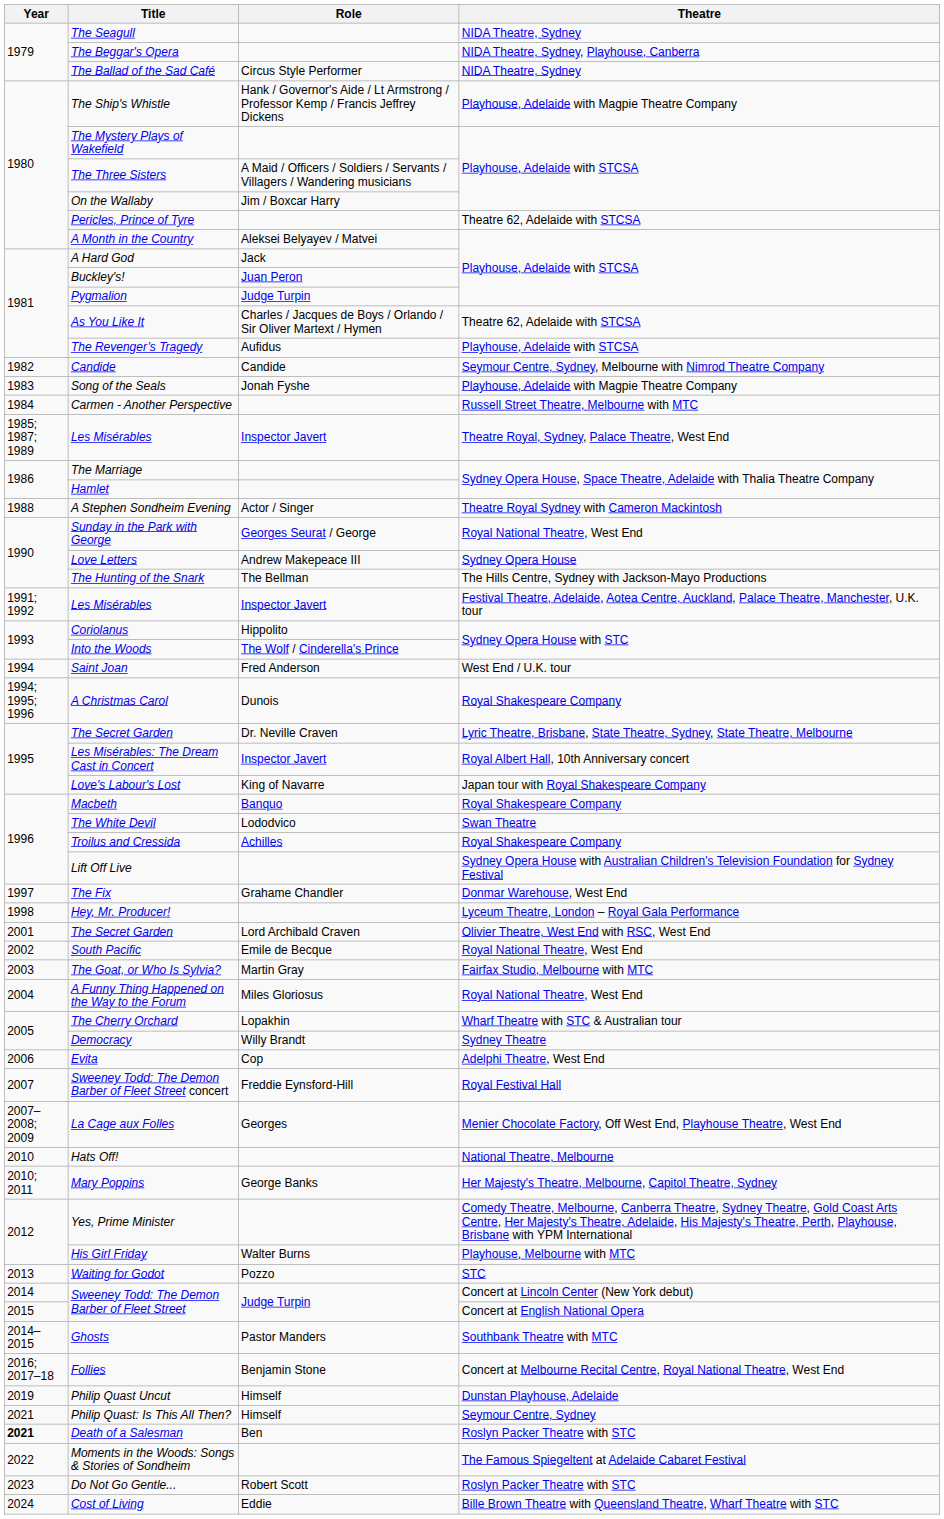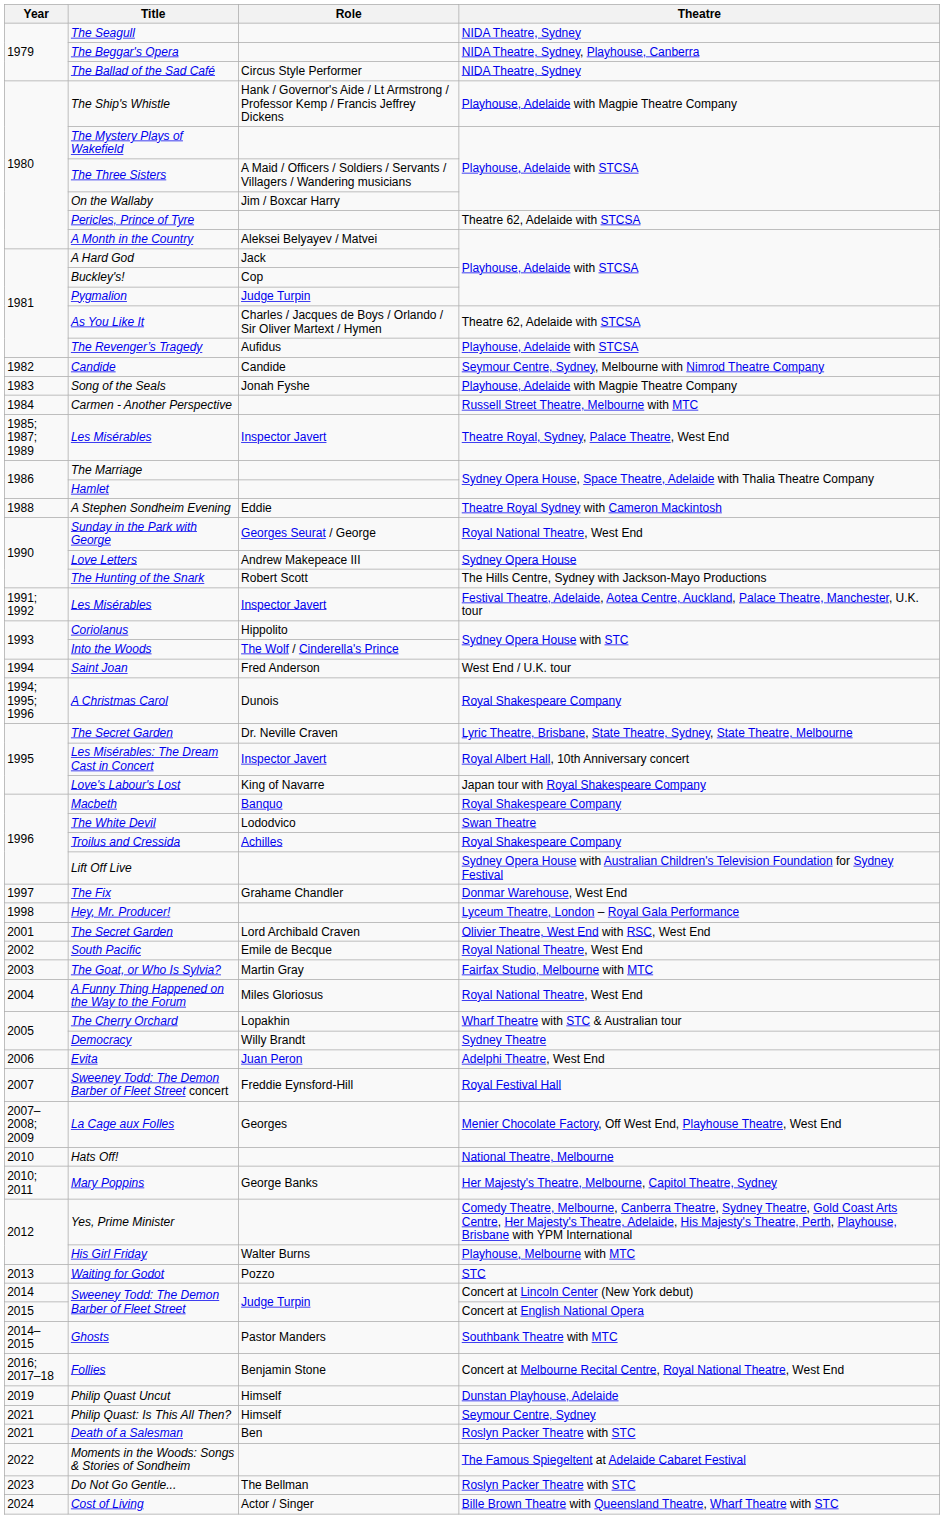(272, 277) Juan Peron -> (252, 277) Cop
(277, 508) Actor / Singer -> (256, 508) Eddie
(275, 578) The Bellman -> (274, 578) Robert Scott
(252, 1059) Cop -> (272, 1059) Juan Peron
(20, 1433) bold -> (20, 1433) normal
(274, 1485) Robert Scott -> (275, 1485) The Bellman
(256, 1504) Eddie -> (277, 1504) Actor / Singer
